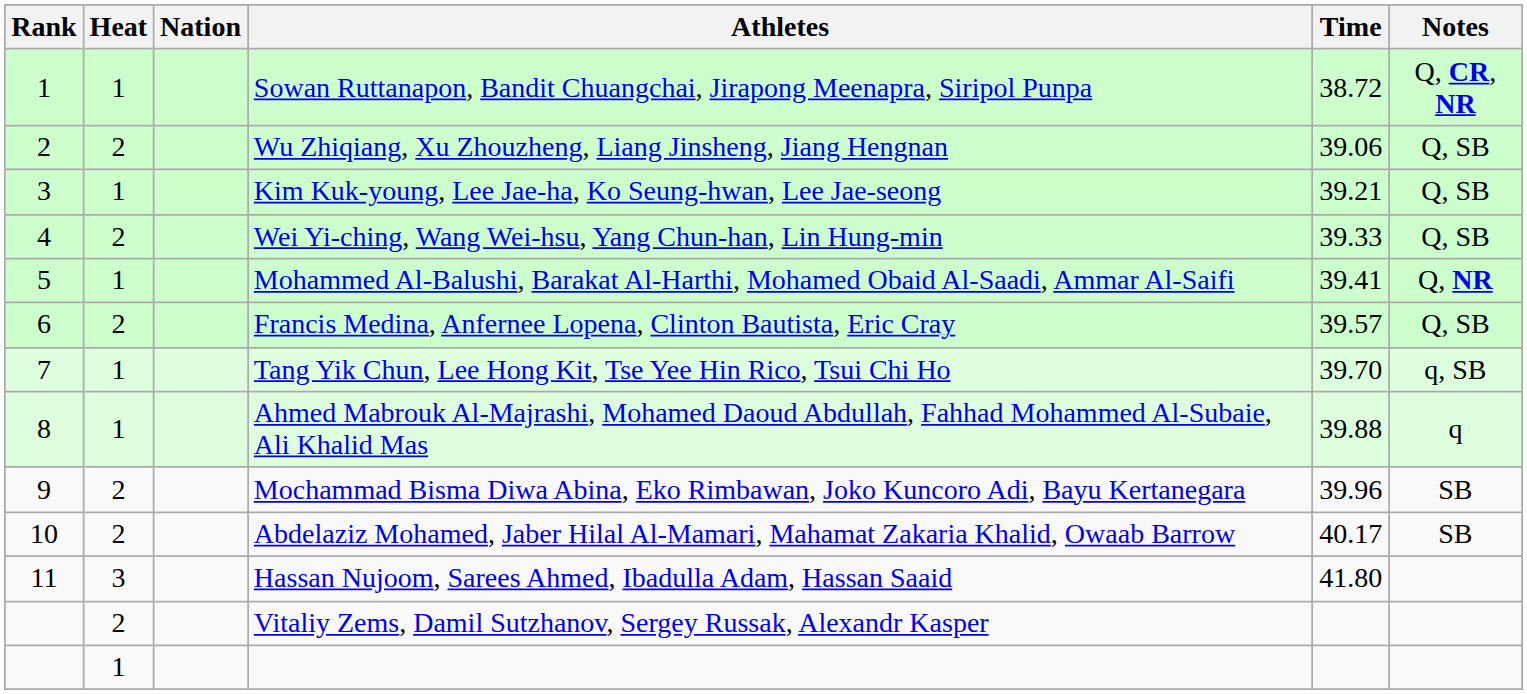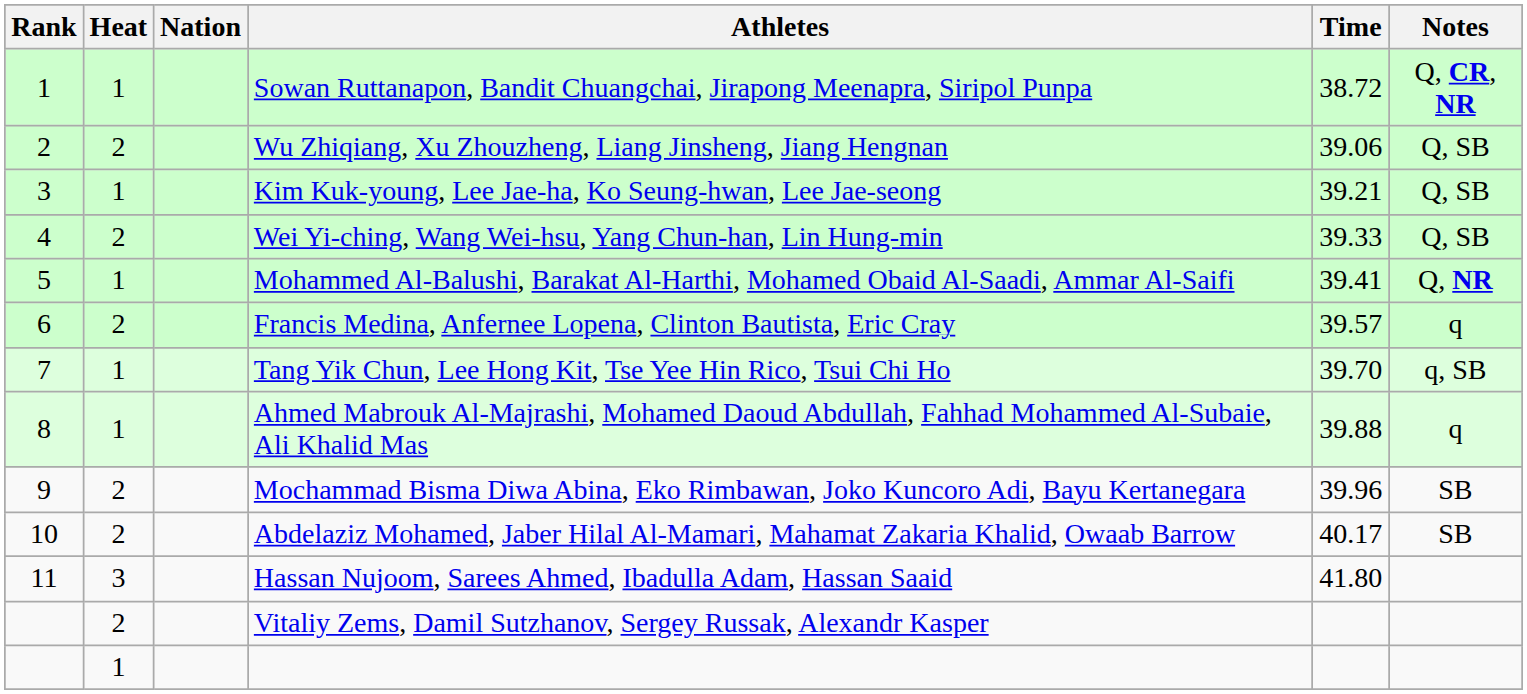(1455, 324) Q, SB -> (1455, 324) q
